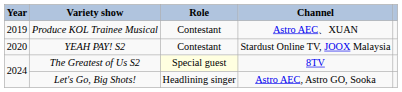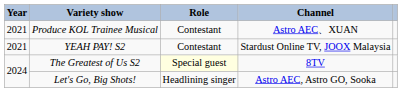(17, 29) 2019 -> (17, 29) 2021
(17, 47) 2020 -> (17, 47) 2021
